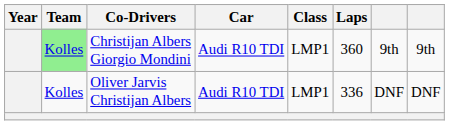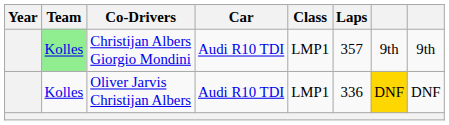(352, 50) 360 -> (352, 50) 357
(389, 92) no background -> (389, 92) gold background
